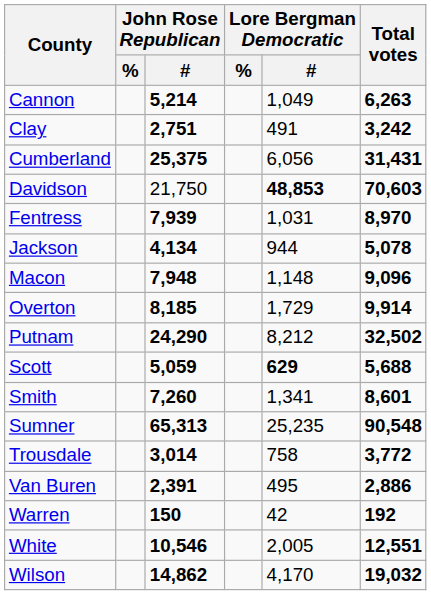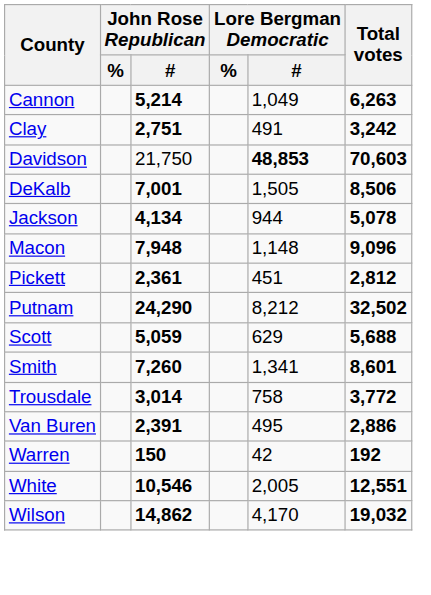- row: (60, 159)
+ row: (40, 188)
- row: (45, 218)
- row: (42, 307)
+ row: (37, 277)
(282, 366) bold -> (267, 337) normal
- row: (42, 426)
